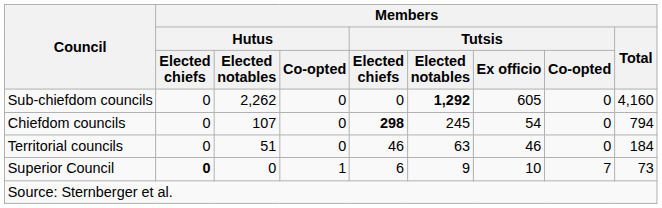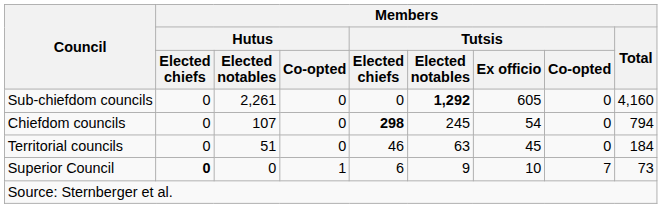(258, 100) 2,262 -> (258, 100) 2,261
(533, 146) 46 -> (533, 146) 45
